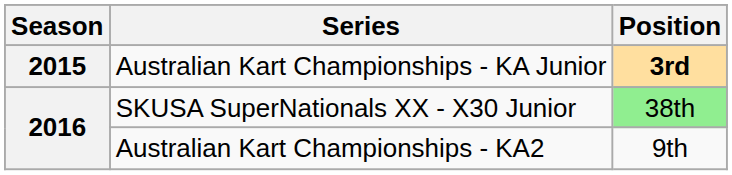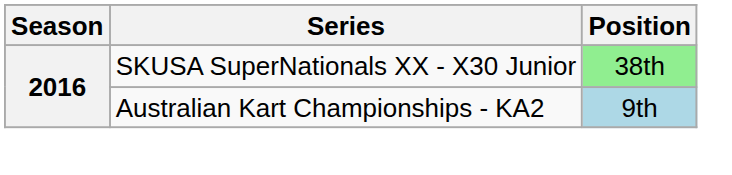- row: (361, 66)
(670, 148) no background -> (640, 107) lightblue background
